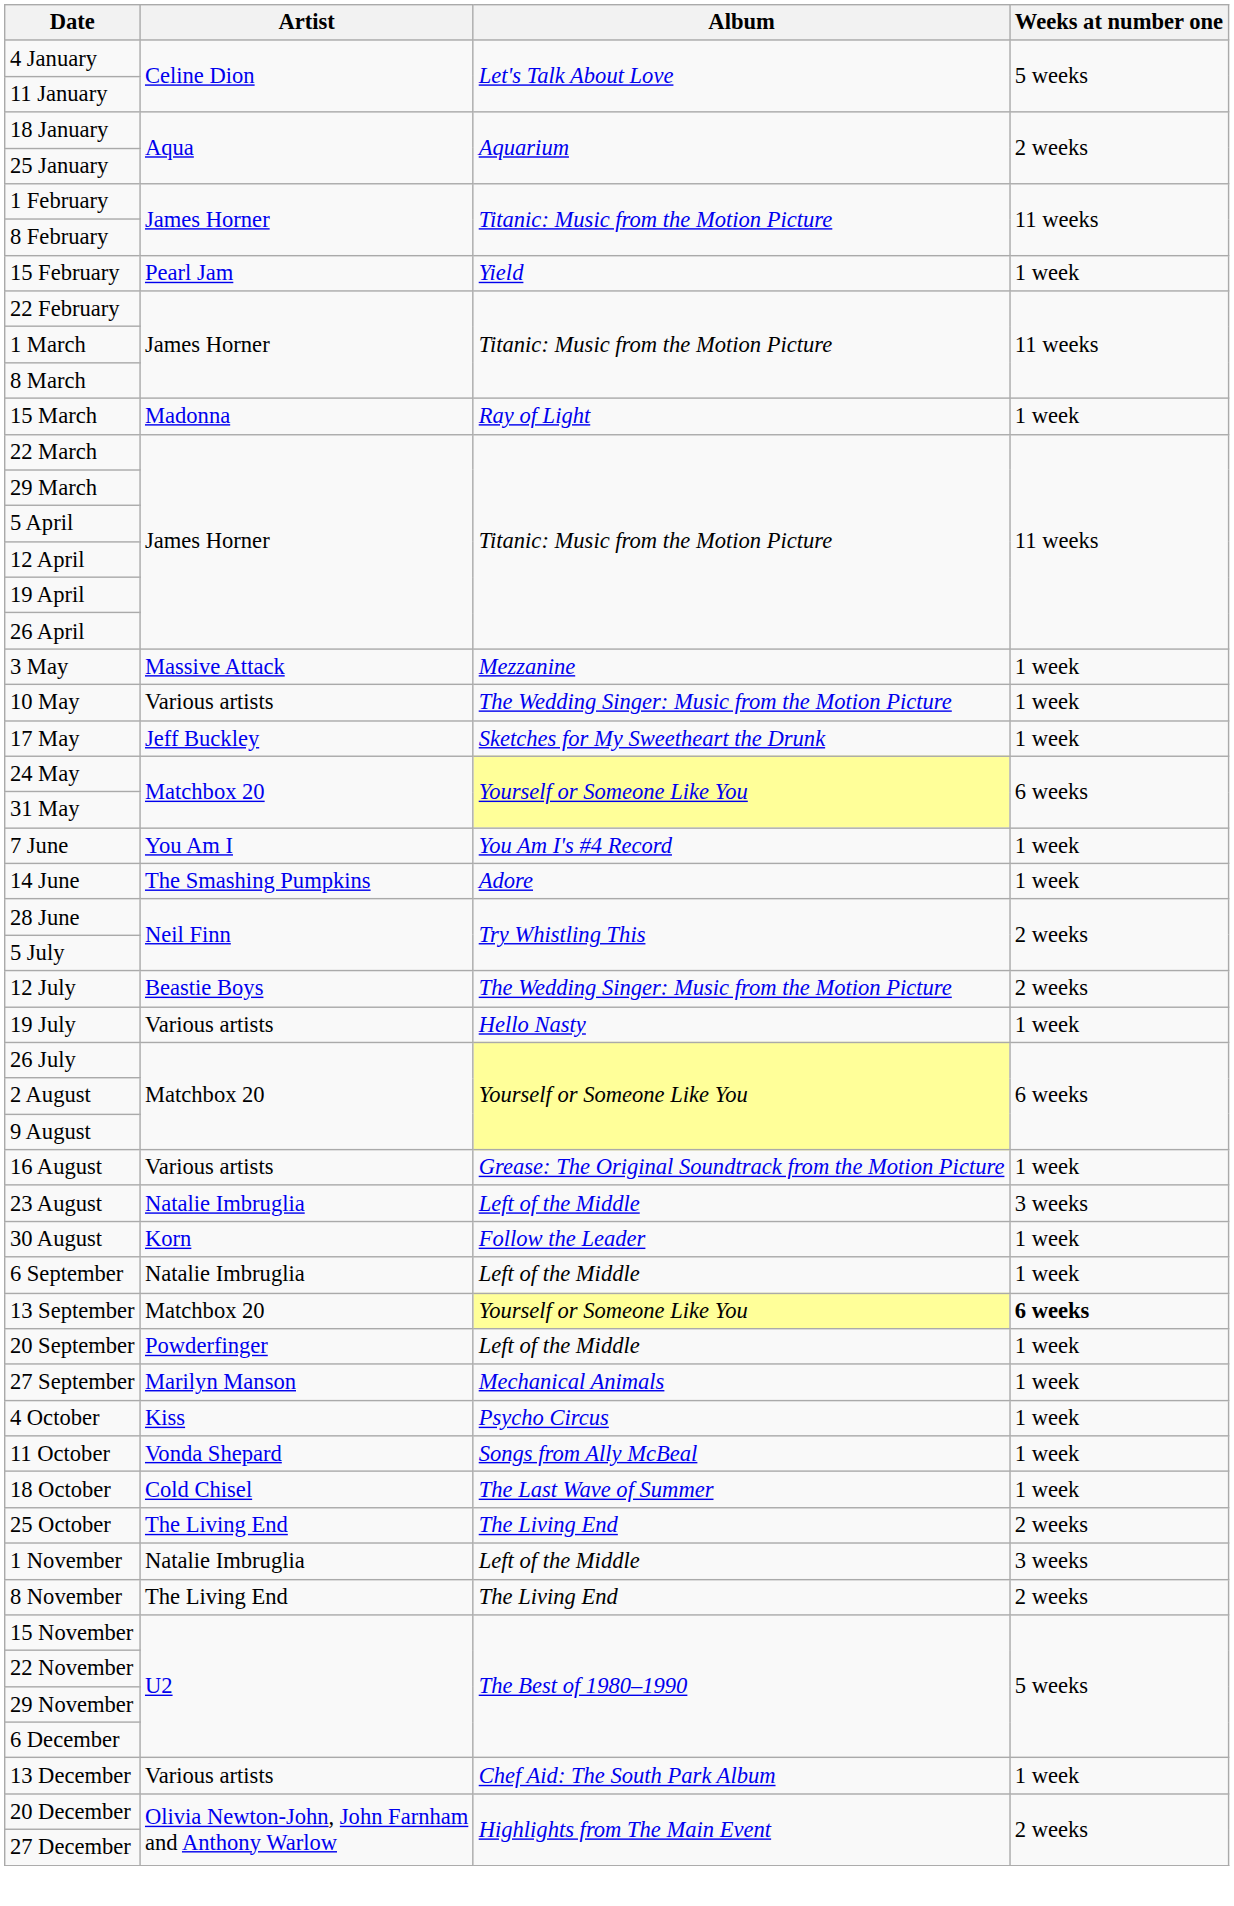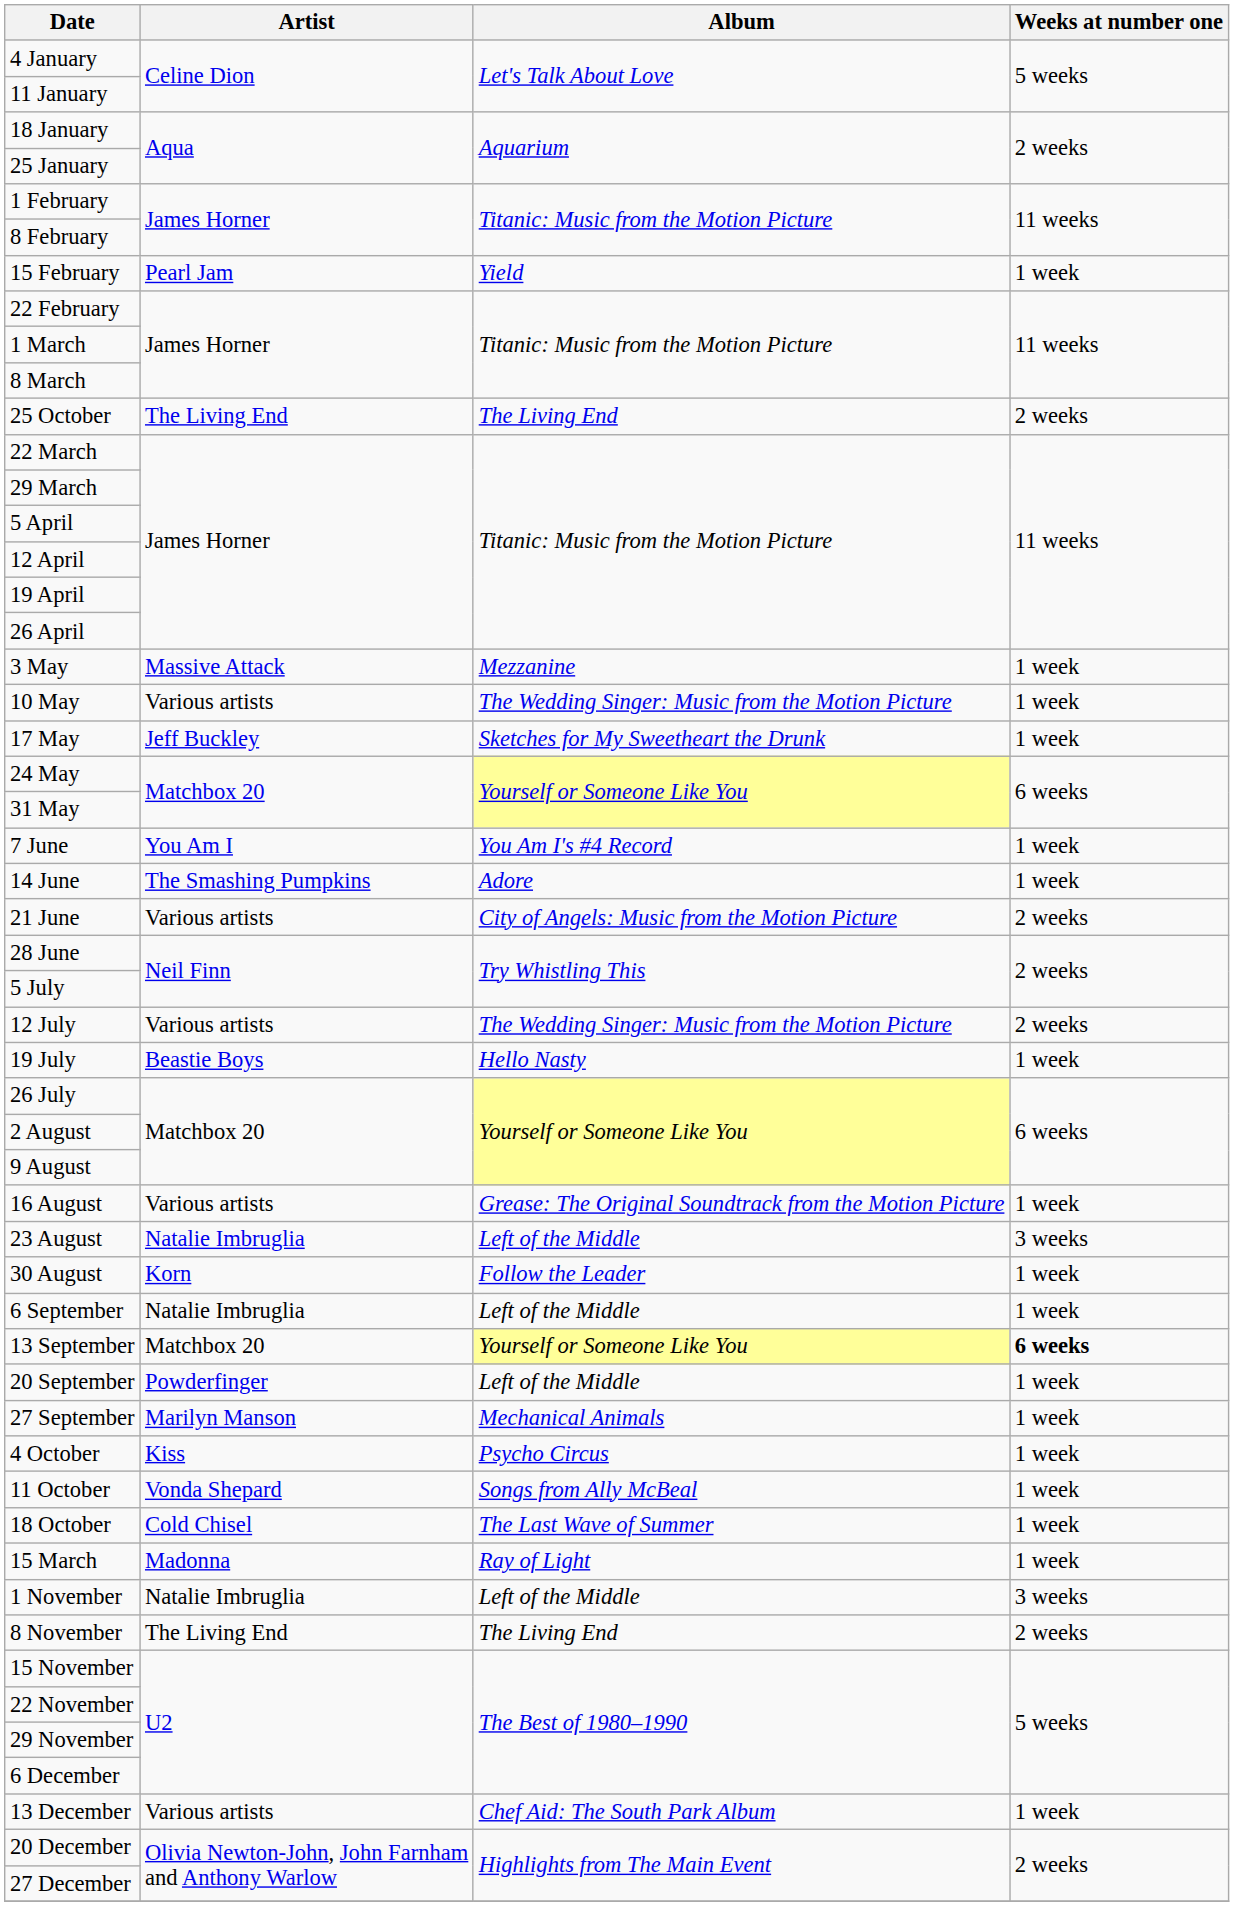rows swapped: (53, 415) <-> (60, 1525)
+ row: (45, 916)
(204, 988) Beastie Boys -> (209, 1024) Various artists
(209, 1024) Various artists -> (204, 1059) Beastie Boys
